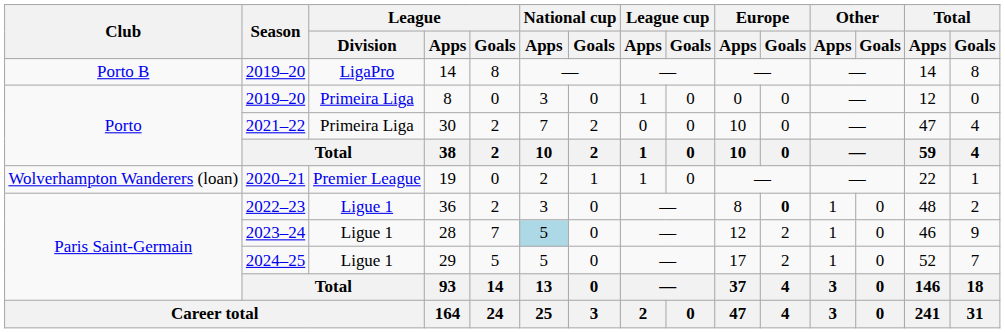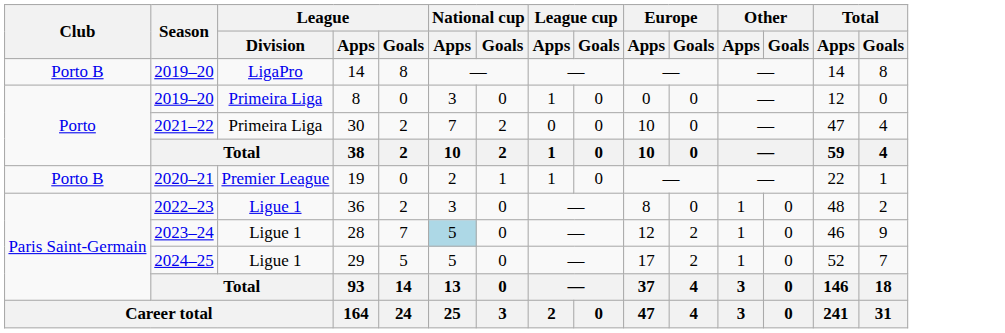(123, 179) Wolverhampton Wanderers (loan) -> (77, 179) Porto B
(785, 206) bold -> (694, 206) normal
